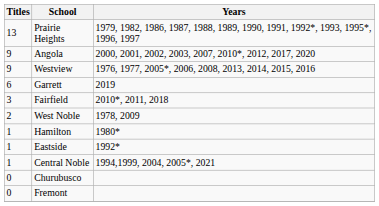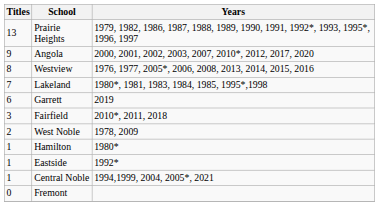(9, 69) 9 -> (9, 69) 8
+ row: (52, 85)
- row: (58, 178)
